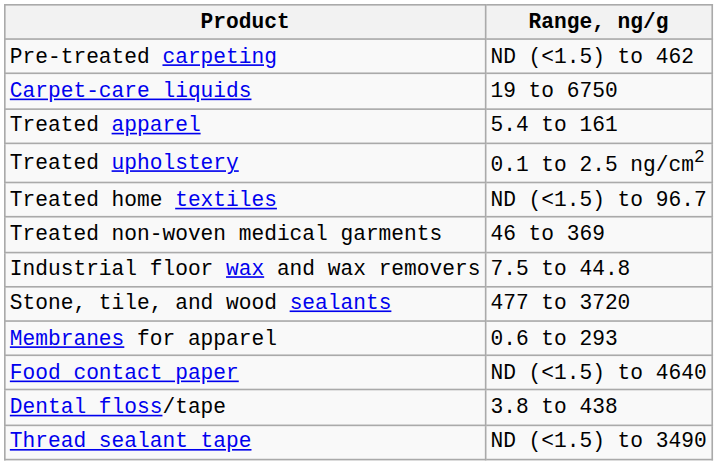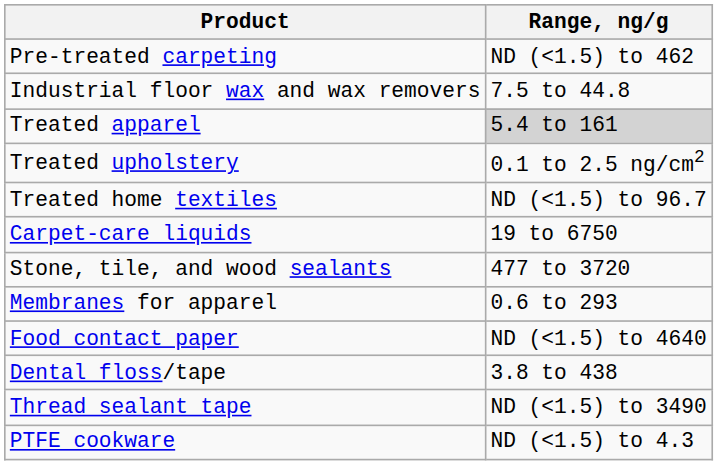rows swapped: (131, 91) <-> (245, 269)
(554, 126) no background -> (554, 126) lightgrey background
- row: (226, 235)
+ row: (93, 442)
